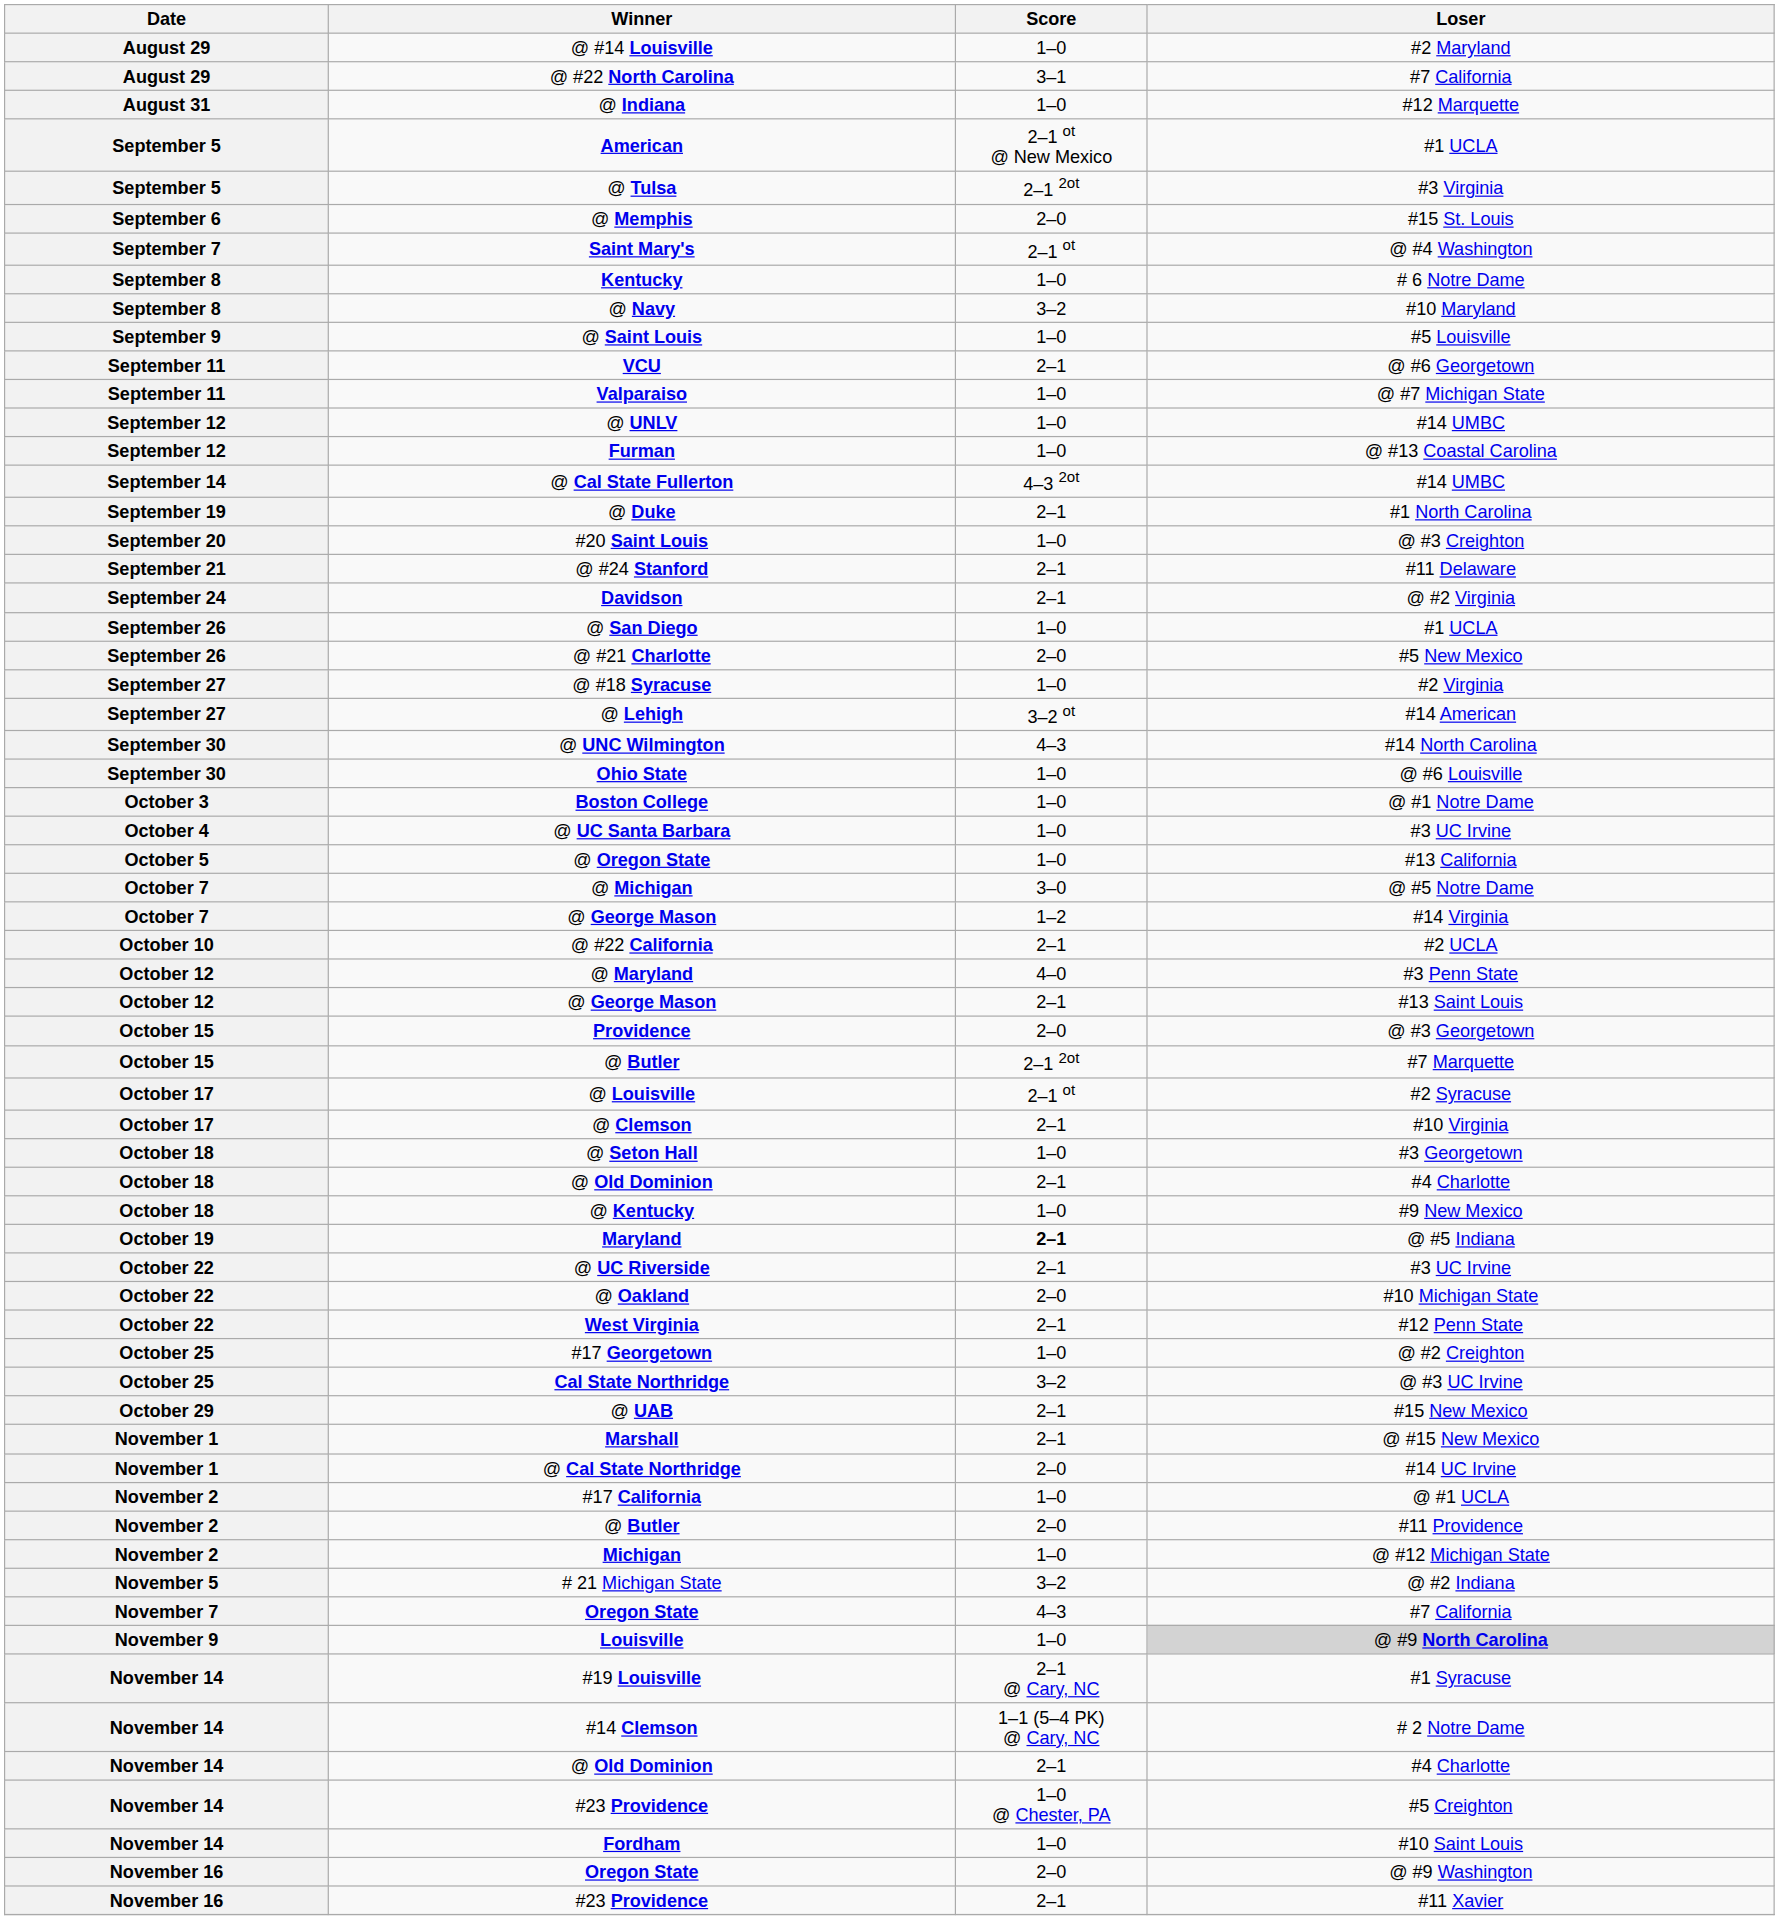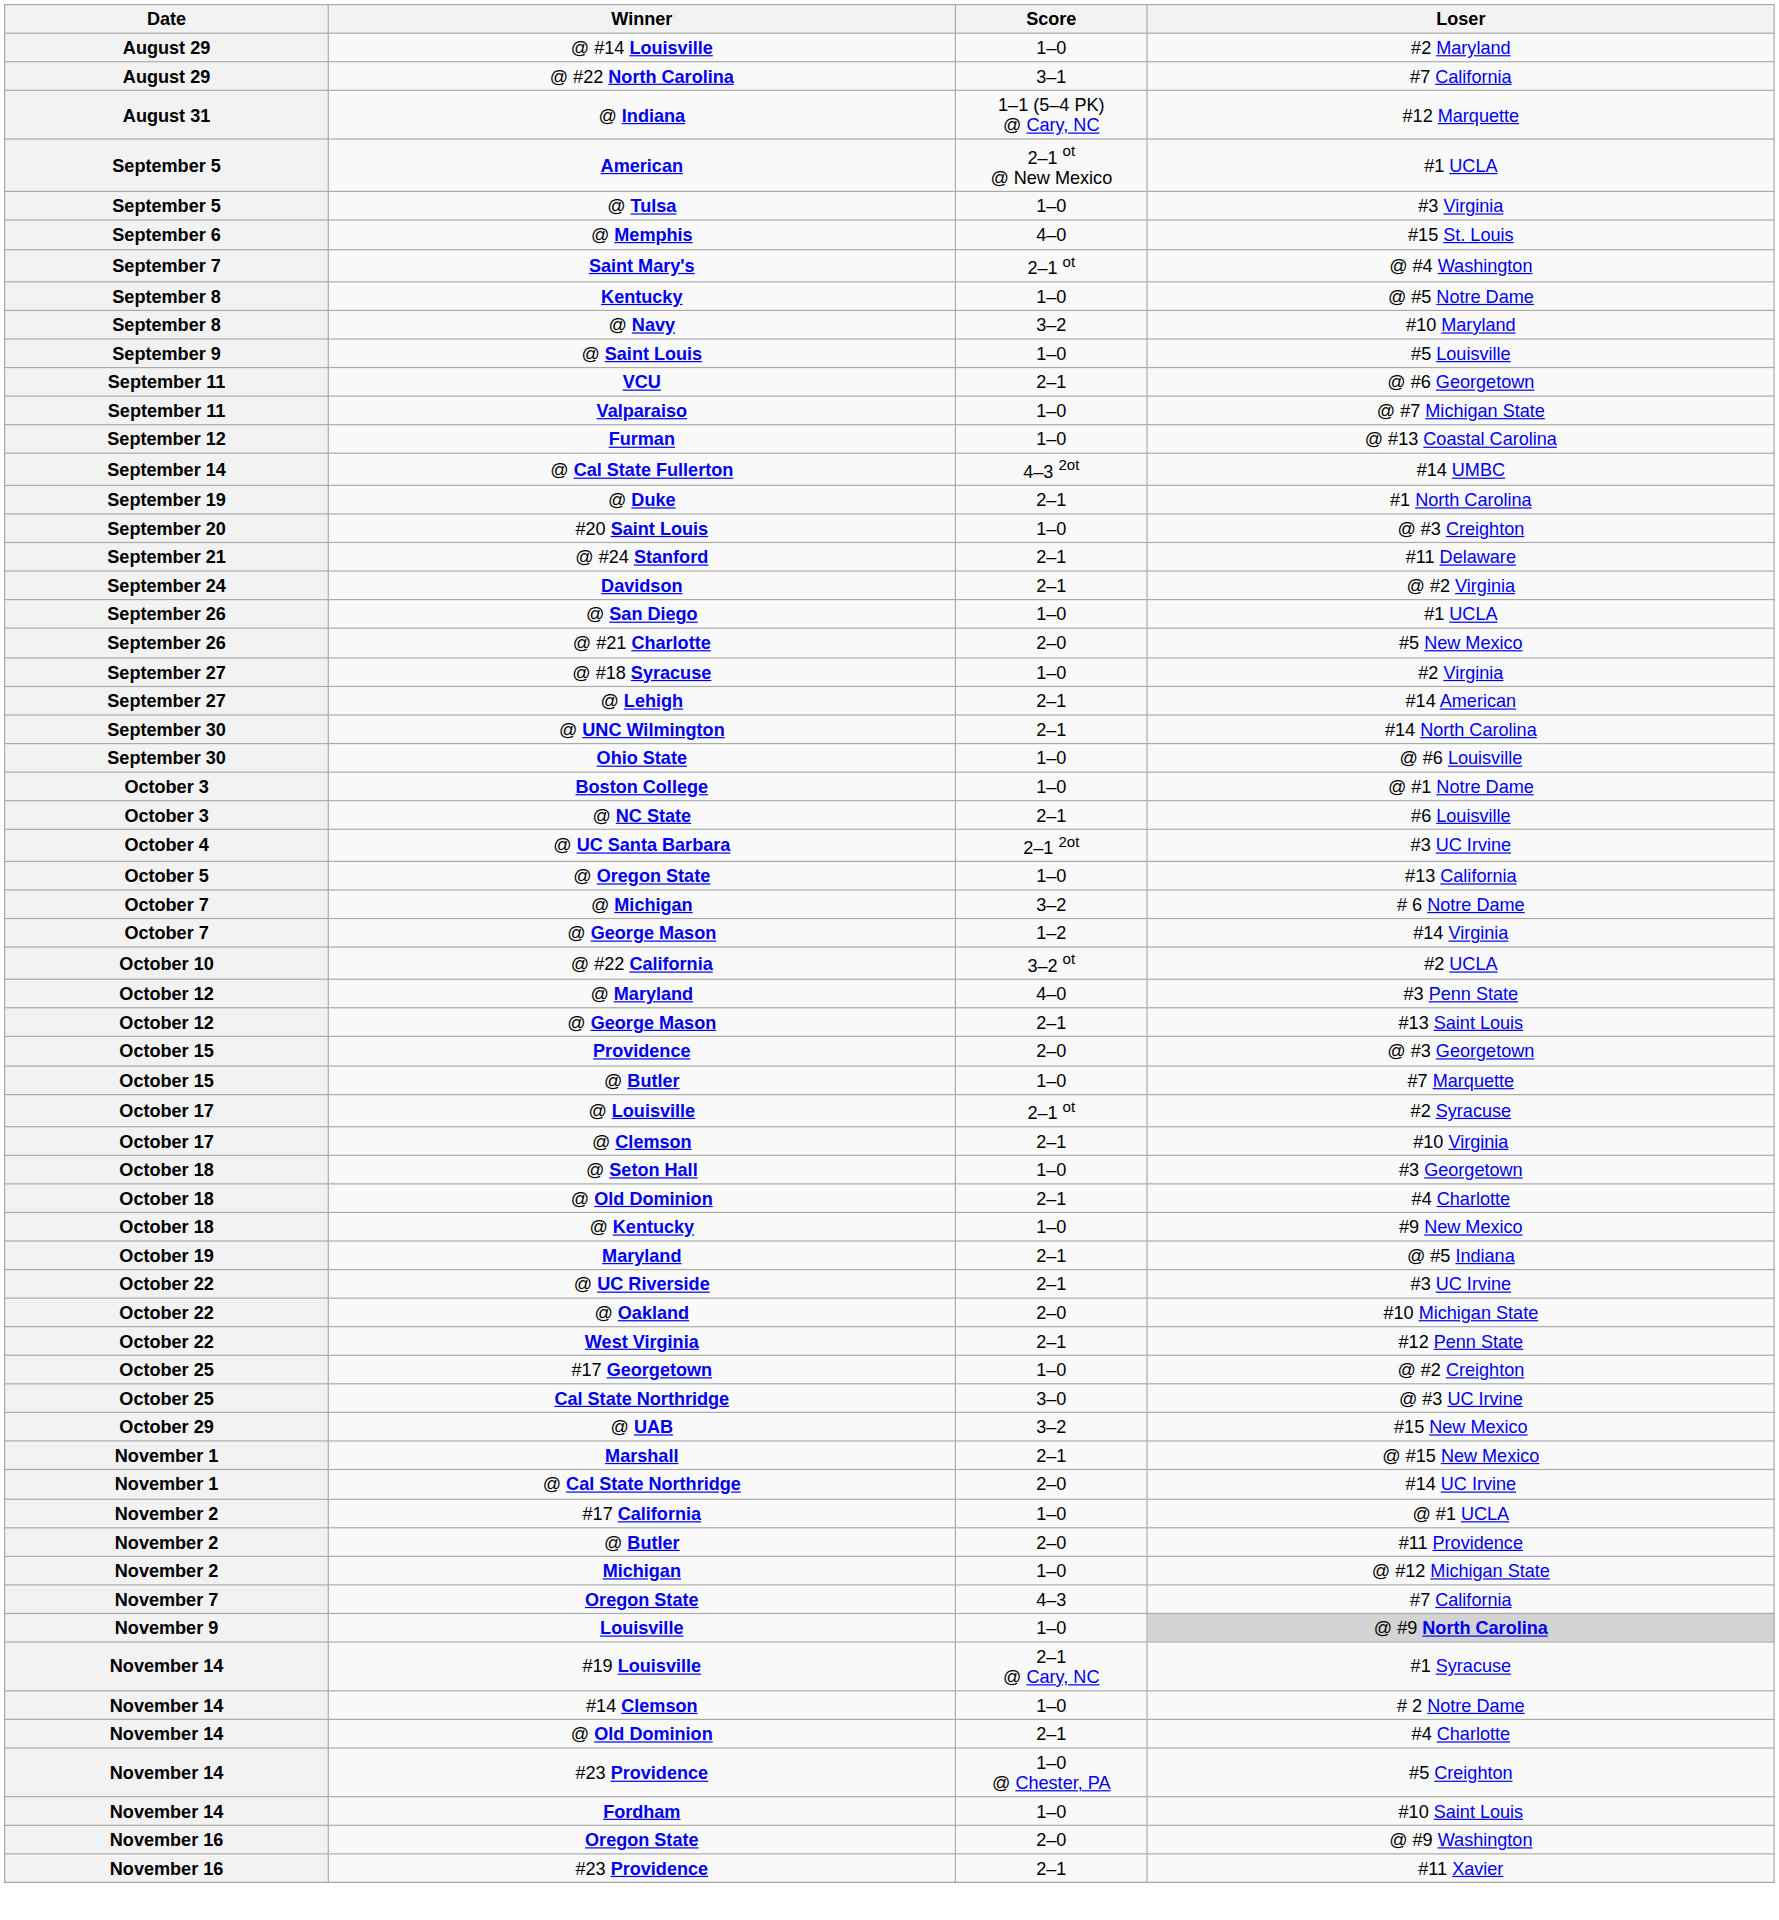(1051, 105) 1–0 -> (1051, 115) 1–1 (5–4 PK) @ Cary, NC
(1051, 188) 2–1 2ot -> (1051, 206) 1–0
(1051, 218) 2–0 -> (1051, 235) 4–0
(1461, 279) # 6 Notre Dame -> (1461, 296) @ #5 Notre Dame
- row: (167, 423)
(1051, 714) 3–2 ot -> (1051, 700) 2–1
(1051, 745) 4–3 -> (1051, 729) 2–1
+ row: (167, 815)
(1051, 831) 1–0 -> (1051, 845) 2–1 2ot
(1051, 888) 3–0 -> (1051, 905) 3–2
(1461, 888) @ #5 Notre Dame -> (1461, 905) # 6 Notre Dame
(1051, 945) 2–1 -> (1051, 964) 3–2 ot
(1051, 1062) 2–1 2ot -> (1051, 1080) 1–0
(1051, 1239) bold -> (1051, 1255) normal
(1051, 1382) 3–2 -> (1051, 1399) 3–0
(1051, 1411) 2–1 -> (1051, 1427) 3–2
- row: (167, 1582)
(1051, 1727) 1–1 (5–4 PK) @ Cary, NC -> (1051, 1705) 1–0
